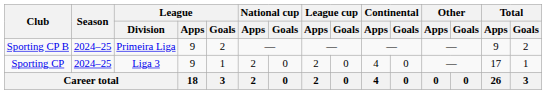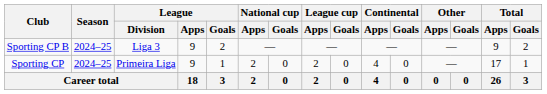(146, 47) Primeira Liga -> (146, 47) Liga 3
(146, 64) Liga 3 -> (146, 64) Primeira Liga
